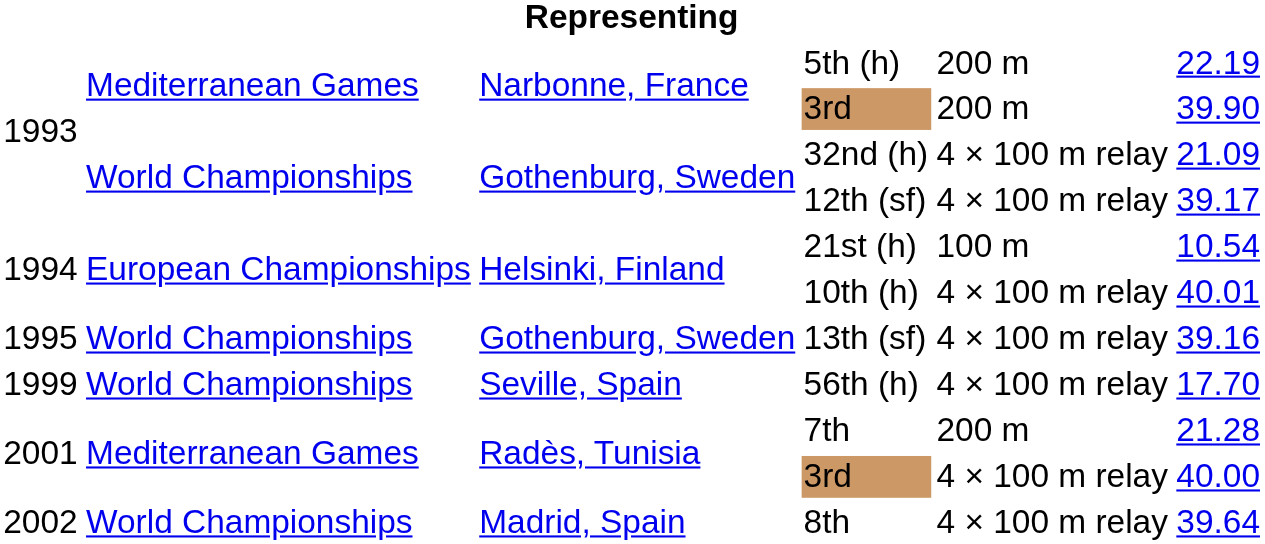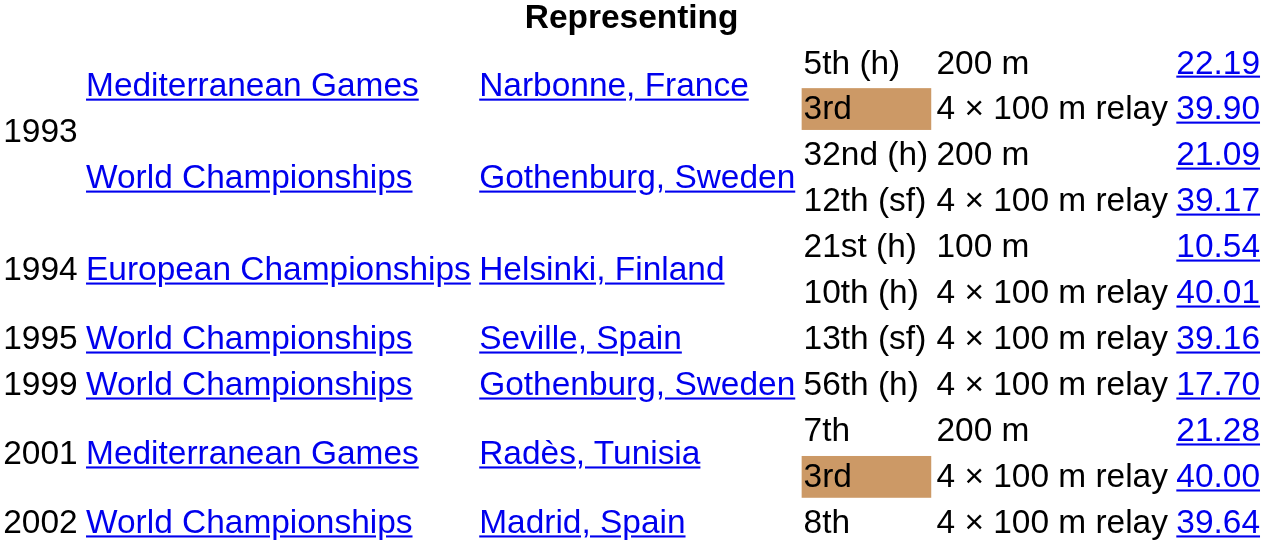(983, 108) 200 m -> (1052, 108) 4 × 100 m relay
(1052, 154) 4 × 100 m relay -> (983, 154) 200 m
(637, 338) Gothenburg, Sweden -> (581, 338) Seville, Spain
(581, 384) Seville, Spain -> (637, 384) Gothenburg, Sweden
